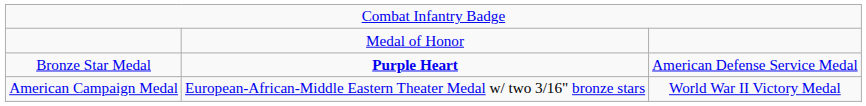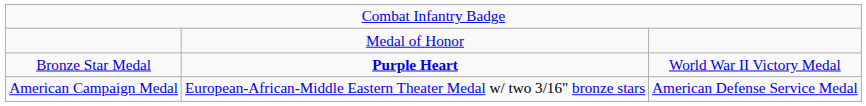(755, 64) American Defense Service Medal -> (755, 64) World War II Victory Medal
(755, 88) World War II Victory Medal -> (755, 88) American Defense Service Medal
